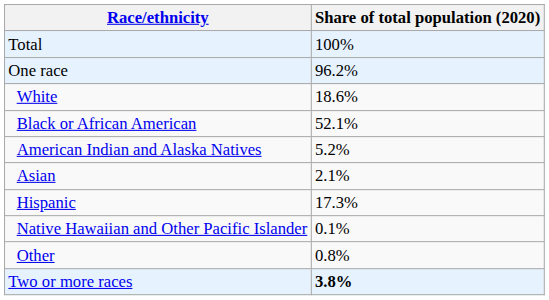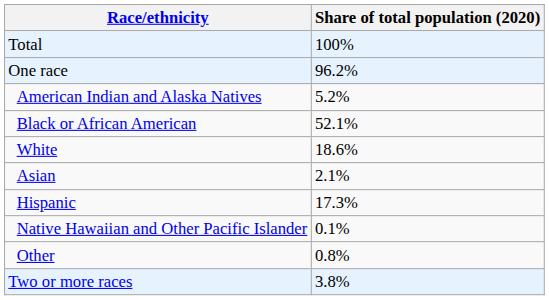rows swapped: (33, 96) <-> (135, 149)
(334, 281) bold -> (332, 281) normal
